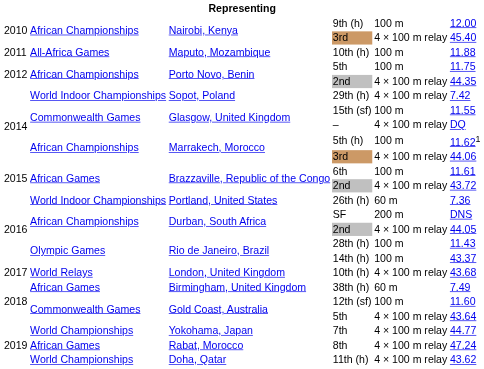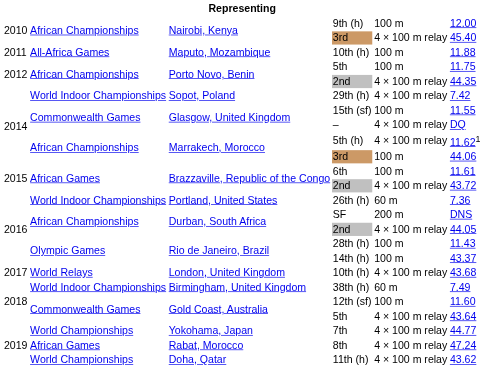(389, 141) 100 m -> (411, 141) 4 × 100 m relay
(411, 157) 4 × 100 m relay -> (389, 157) 100 m
(65, 287) African Games -> (98, 287) World Indoor Championships
